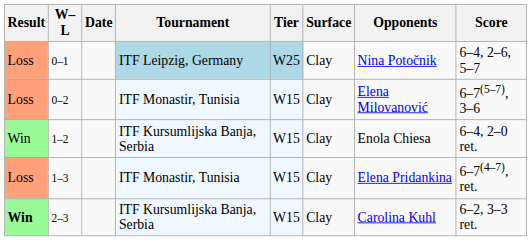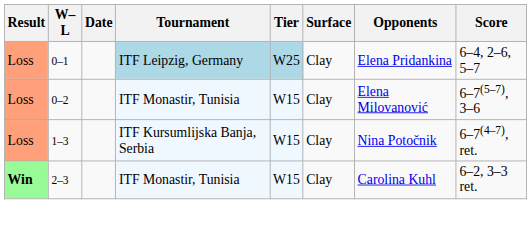(397, 60) Nina Potočnik -> (405, 60) Elena Pridankina
- row: (60, 139)
(179, 177) ITF Monastir, Tunisia -> (187, 140) ITF Kursumlijska Banja, Serbia
(405, 177) Elena Pridankina -> (397, 140) Nina Potočnik
(187, 217) ITF Kursumlijska Banja, Serbia -> (179, 179) ITF Monastir, Tunisia
